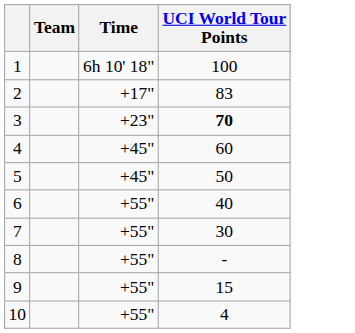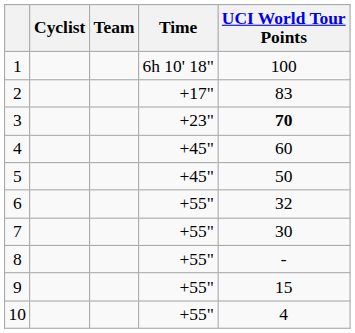+ column: (60, 28)
(224, 203) 40 -> (284, 203) 32
